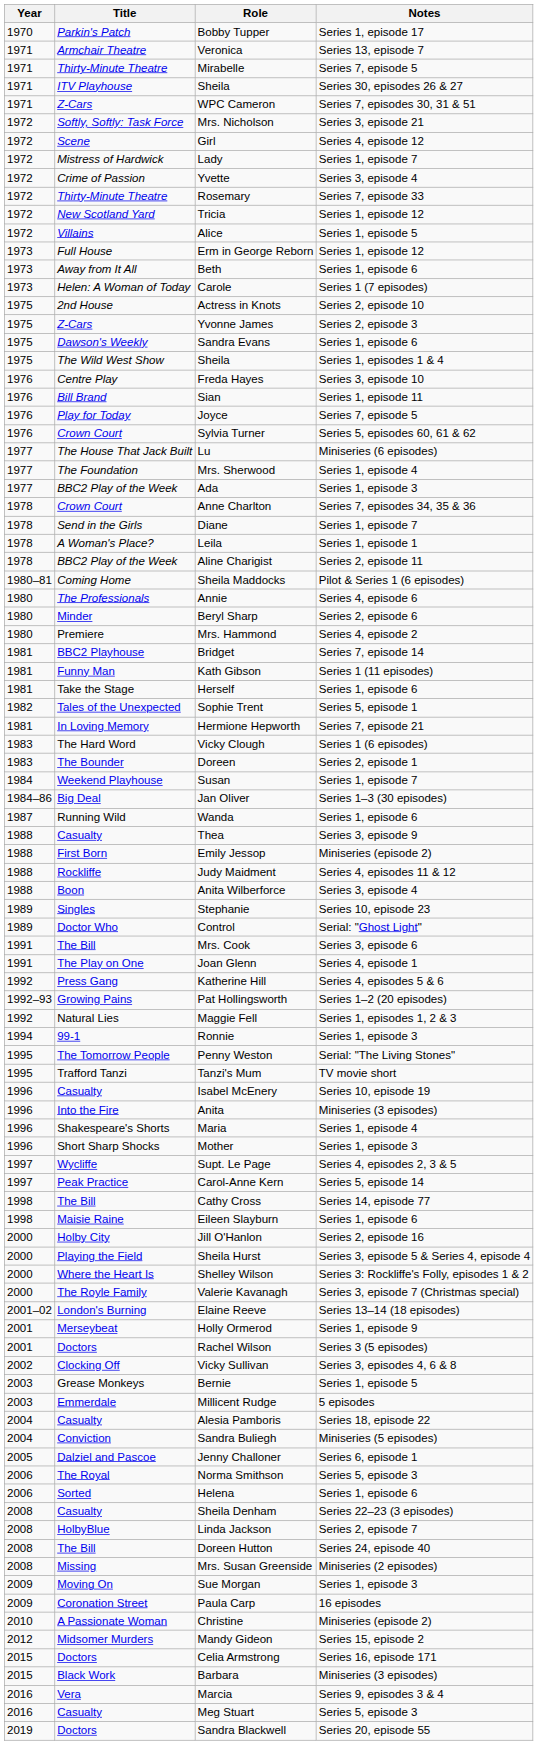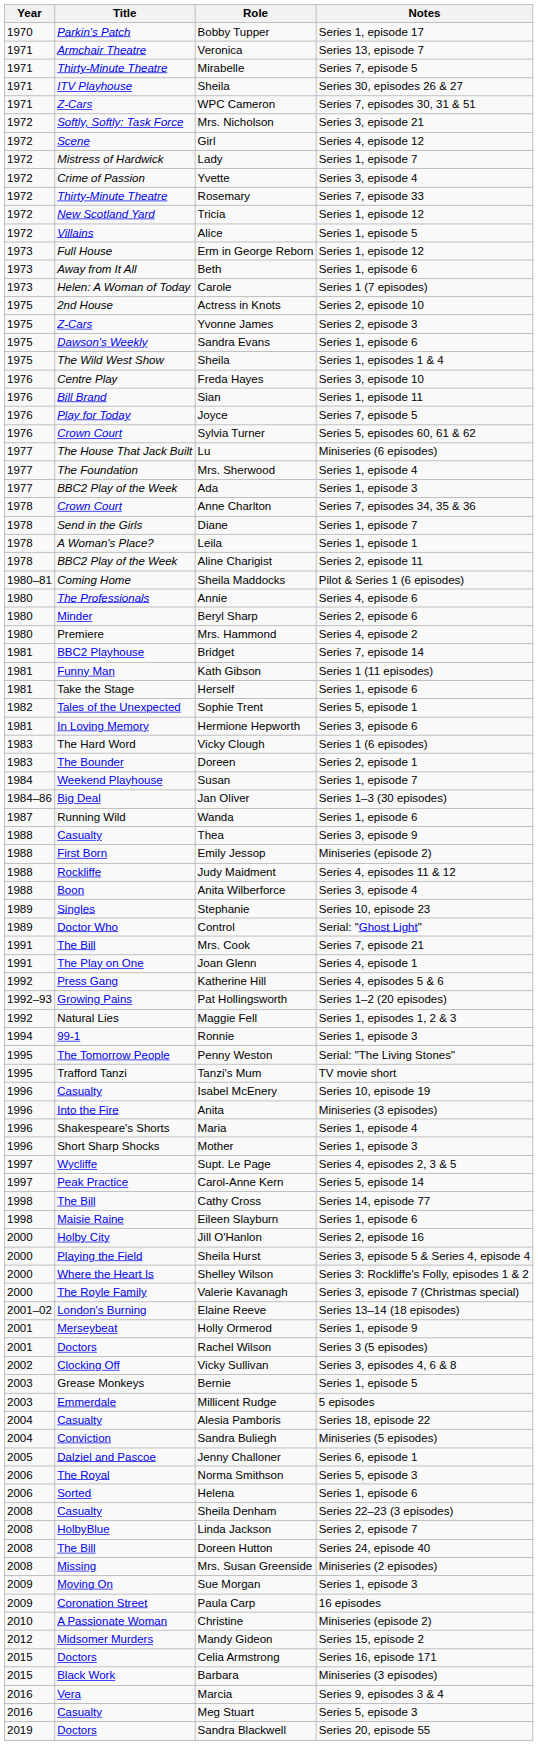(371, 726) Series 7, episode 21 -> (368, 726) Series 3, episode 6
(368, 945) Series 3, episode 6 -> (371, 945) Series 7, episode 21
